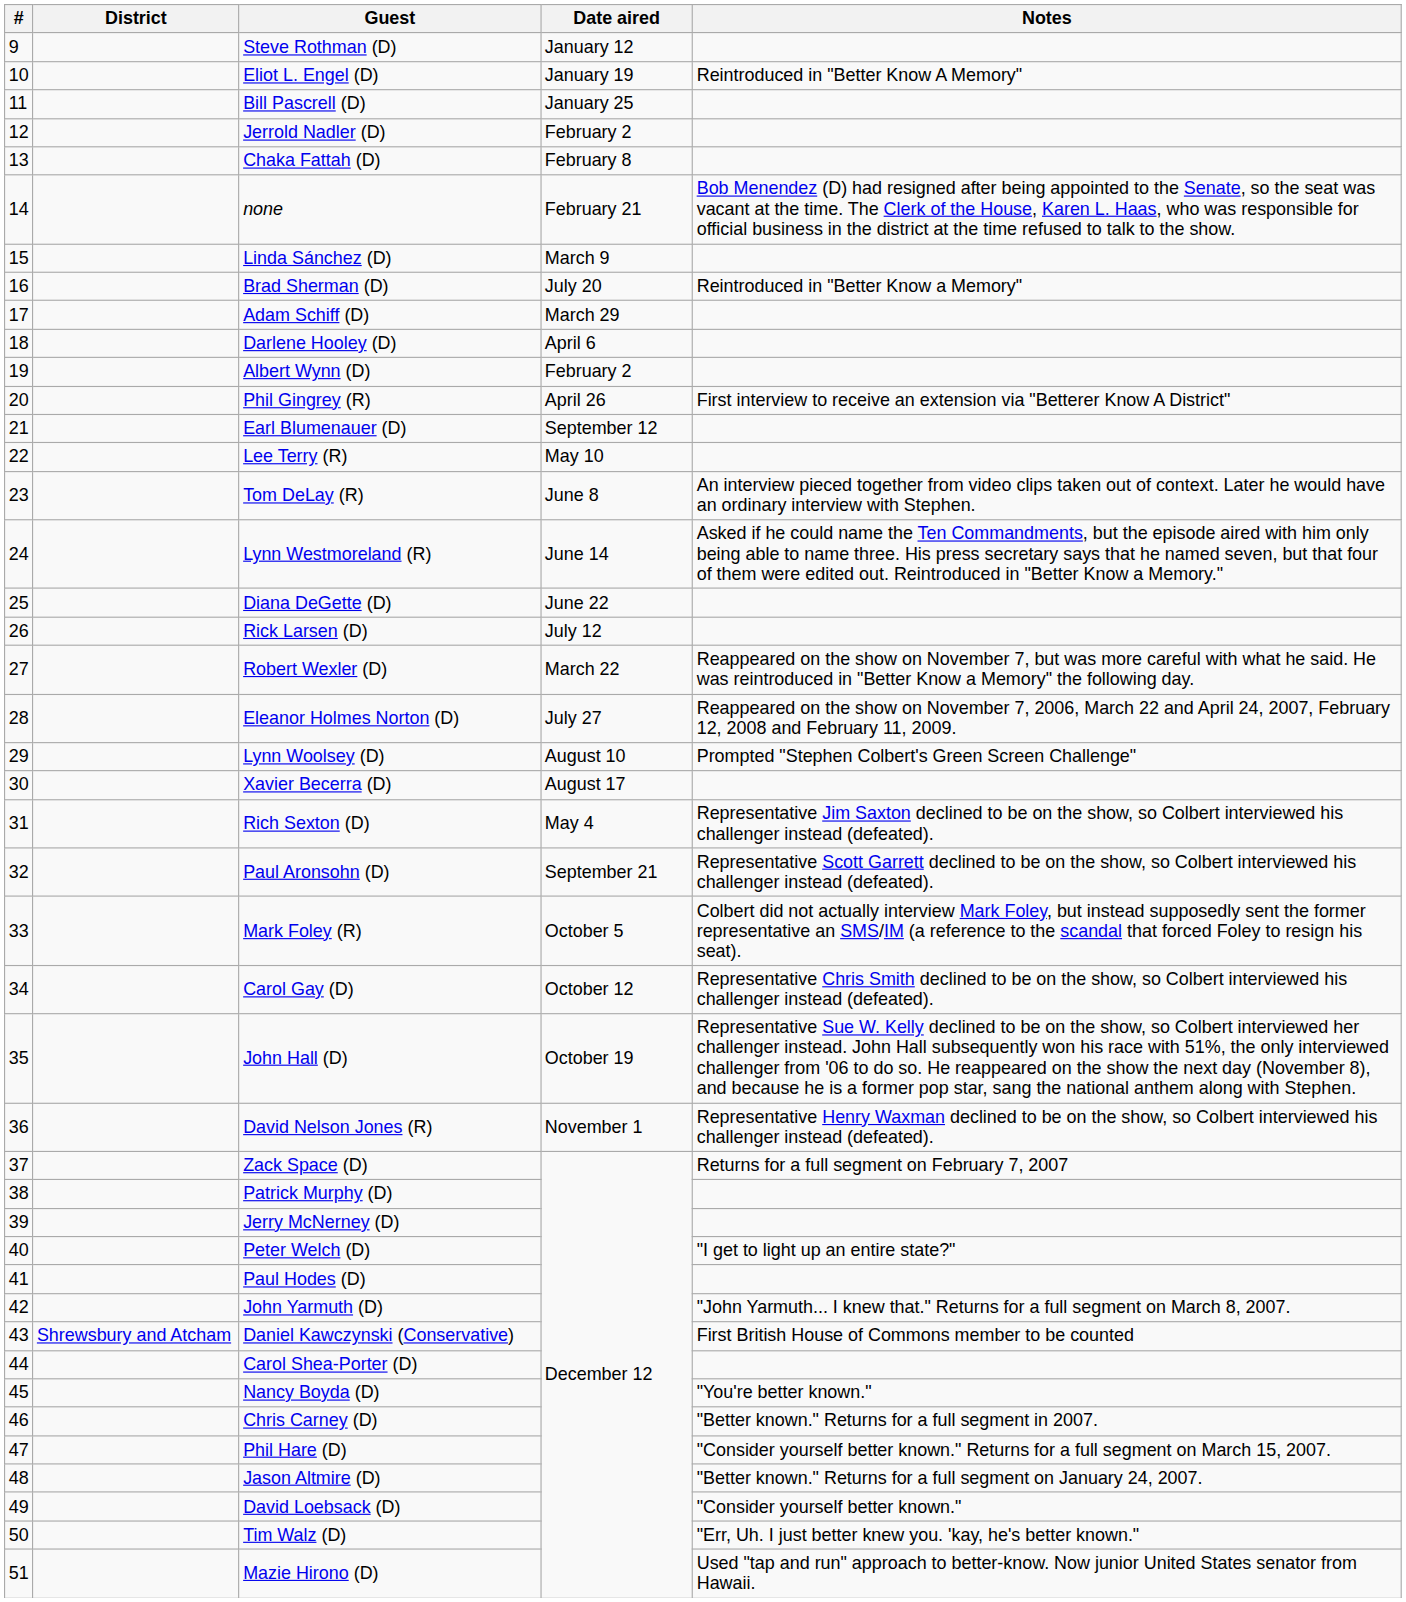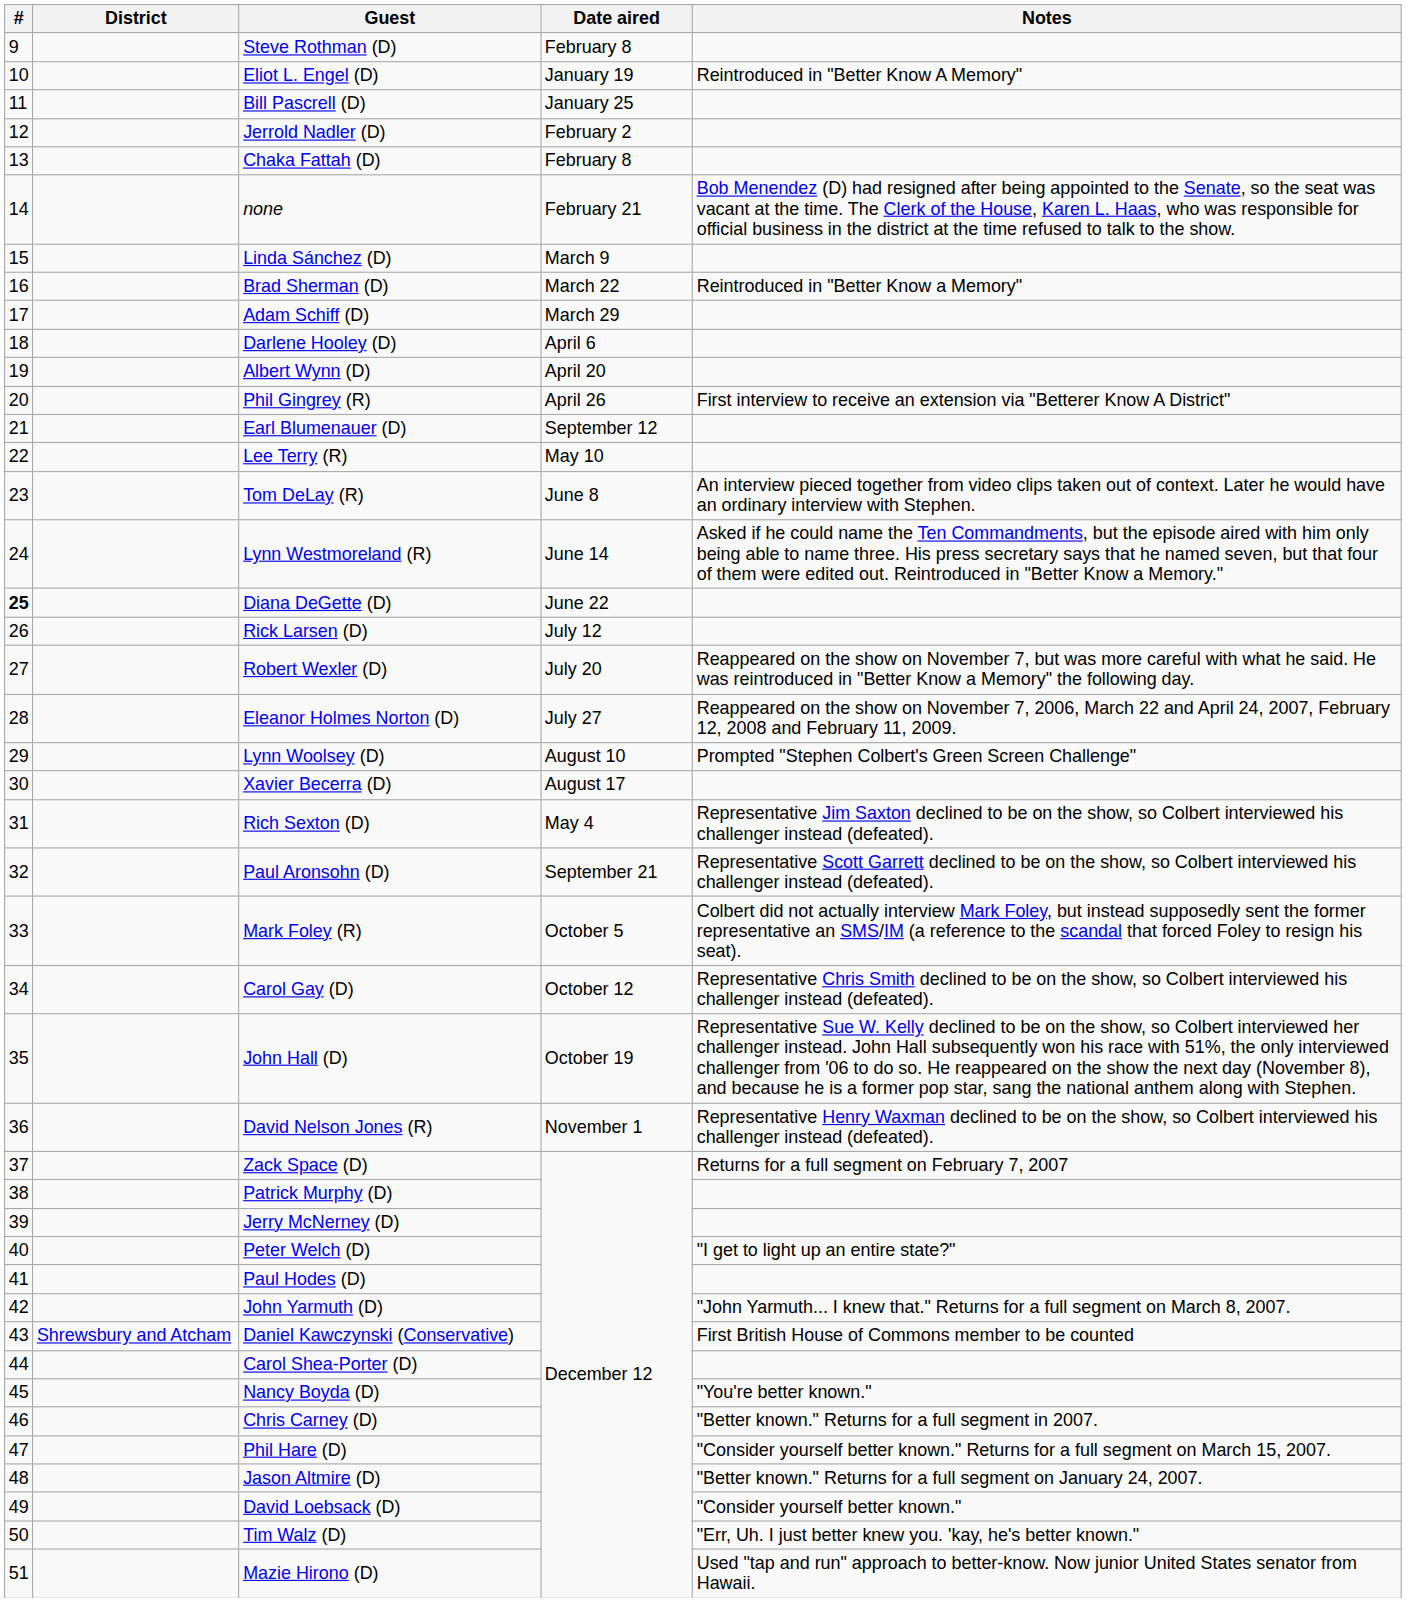(589, 47) January 12 -> (588, 47) February 8
(573, 286) July 20 -> (582, 286) March 22
(588, 371) February 2 -> (575, 371) April 20
(19, 602) normal -> (19, 602) bold
(582, 669) March 22 -> (573, 669) July 20
